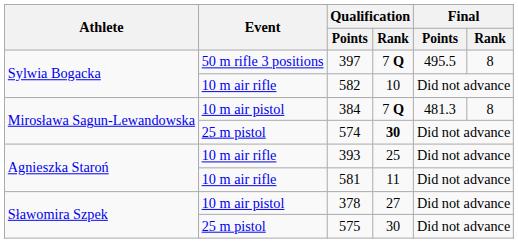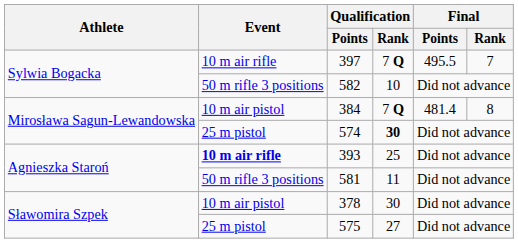(263, 62) 50 m rifle 3 positions -> (239, 62) 10 m air rifle
(490, 62) 8 -> (490, 62) 7
(239, 85) 10 m air rifle -> (263, 85) 50 m rifle 3 positions
(440, 109) 481.3 -> (440, 109) 481.4
(239, 156) normal -> (241, 156) bold
(239, 179) 10 m air rifle -> (263, 179) 50 m rifle 3 positions
(393, 203) 27 -> (393, 203) 30
(393, 226) 30 -> (393, 226) 27
